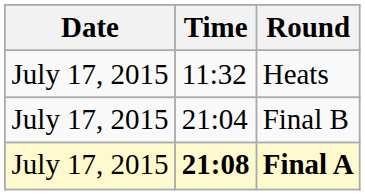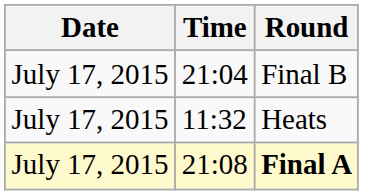rows swapped: (296, 73) <-> (306, 119)
(216, 165) bold -> (215, 165) normal
